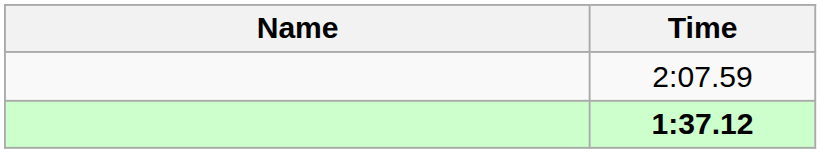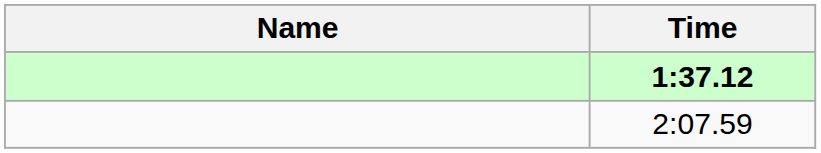rows swapped: (703, 123) <-> (703, 76)
